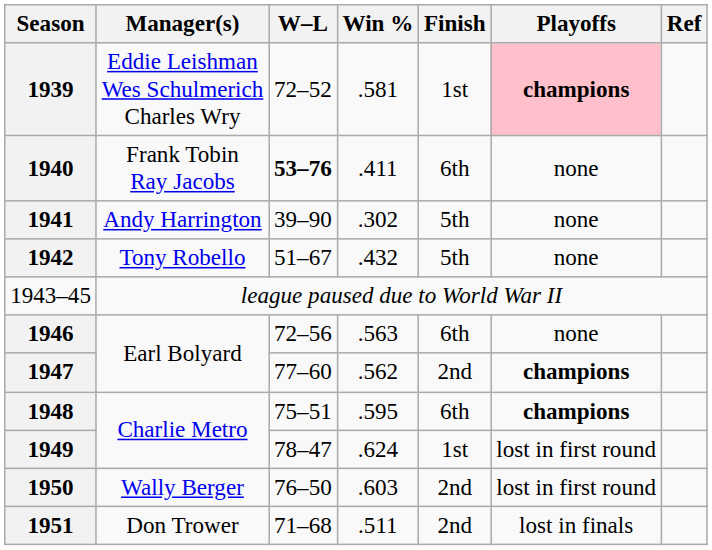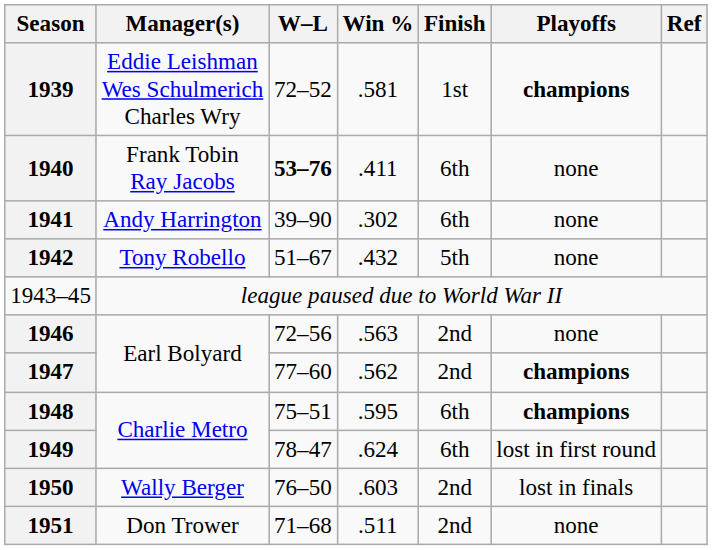(576, 89) pink background -> (576, 89) no background
(455, 220) 5th -> (455, 220) 6th
(455, 334) 6th -> (455, 334) 2nd
(455, 448) 1st -> (455, 448) 6th
(576, 486) lost in first round -> (576, 486) lost in finals
(576, 524) lost in finals -> (576, 524) none
